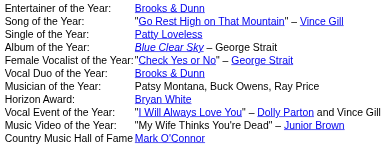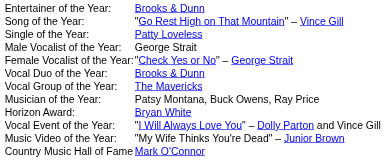- row: (47, 47)
+ row: (63, 47)
+ row: (61, 86)
